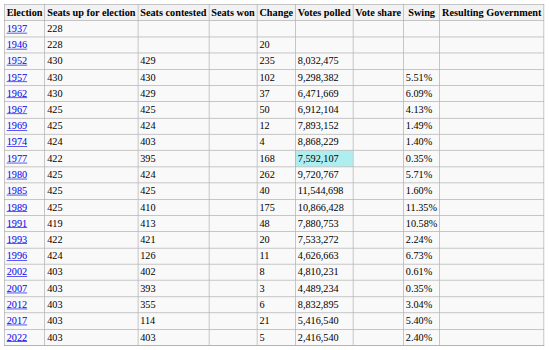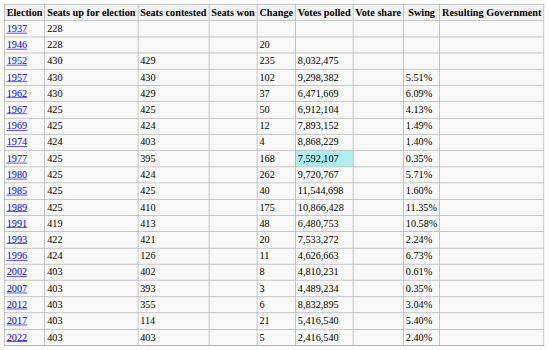(55, 158) 422 -> (55, 158) 425
(318, 223) 7,880,753 -> (318, 223) 6,480,753
